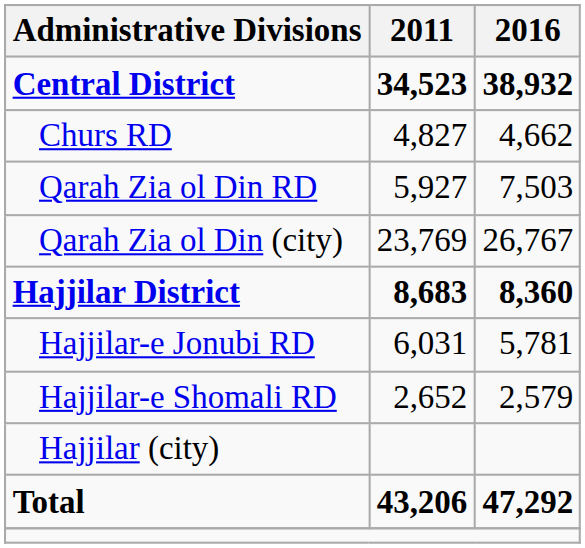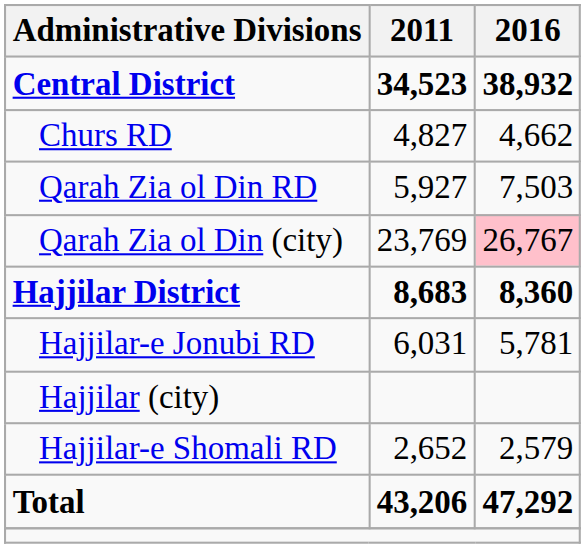(528, 239) no background -> (528, 239) pink background
rows swapped: (188, 396) <-> (129, 448)
